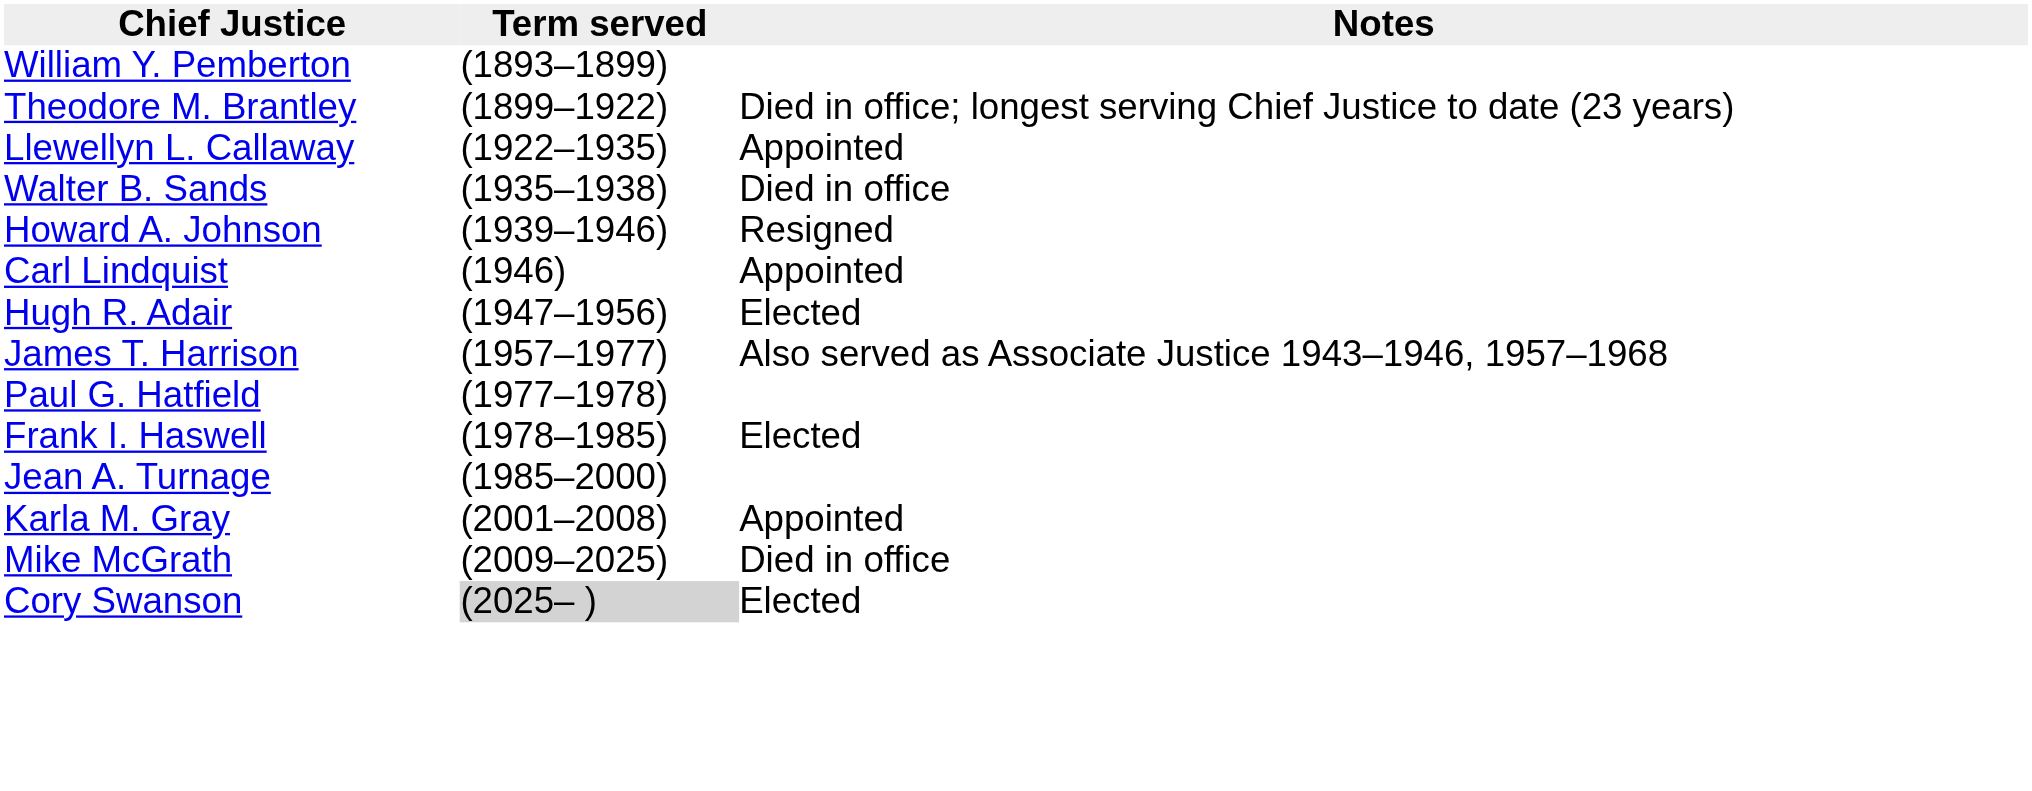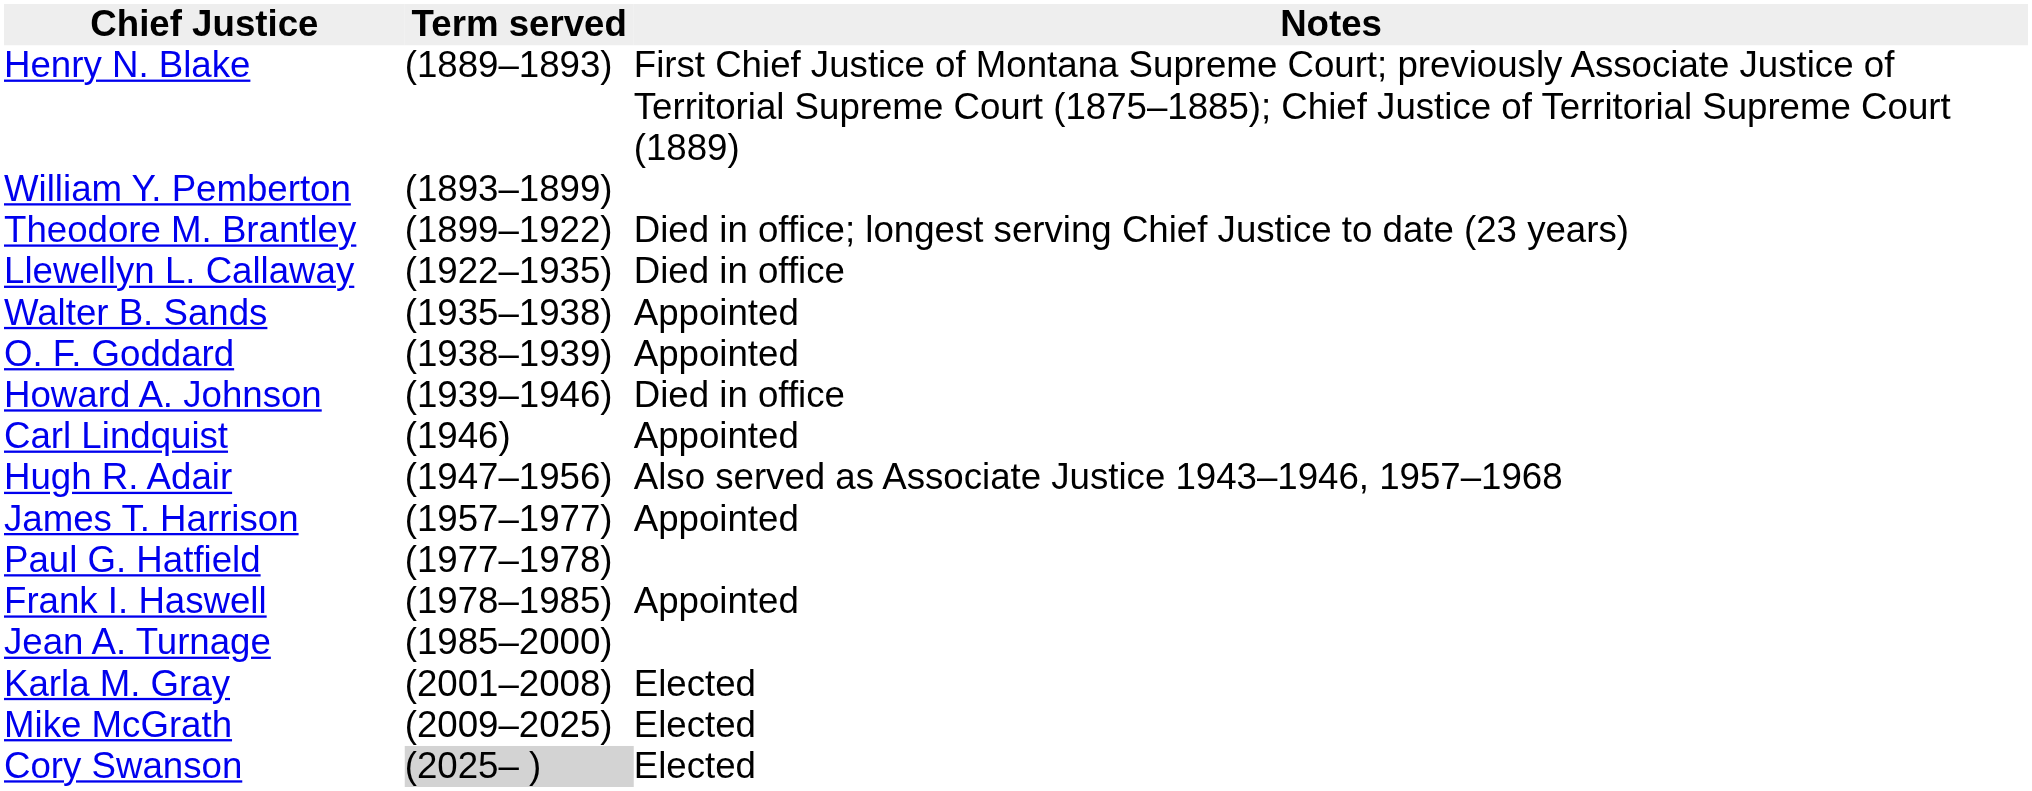+ row: (127, 65)
(822, 147) Appointed -> (739, 271) Died in office
(845, 188) Died in office -> (716, 312) Appointed
+ row: (119, 353)
(817, 230) Resigned -> (739, 394) Died in office
(800, 312) Elected -> (1098, 477) Also served as Associate Justice 1943–1946, 1957–1968
(1204, 353) Also served as Associate Justice 1943–1946, 1957–1968 -> (716, 518) Appointed
(800, 436) Elected -> (716, 601) Appointed
(822, 518) Appointed -> (695, 683) Elected
(845, 559) Died in office -> (695, 724) Elected
